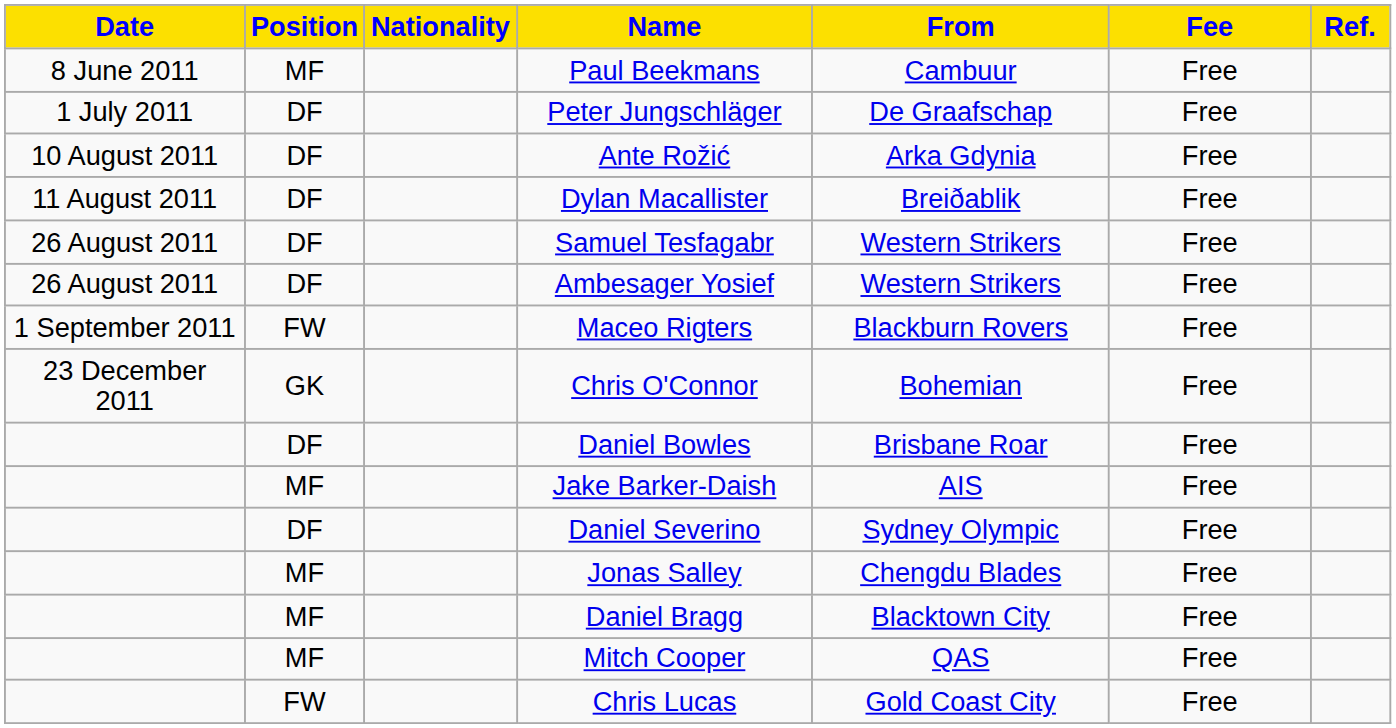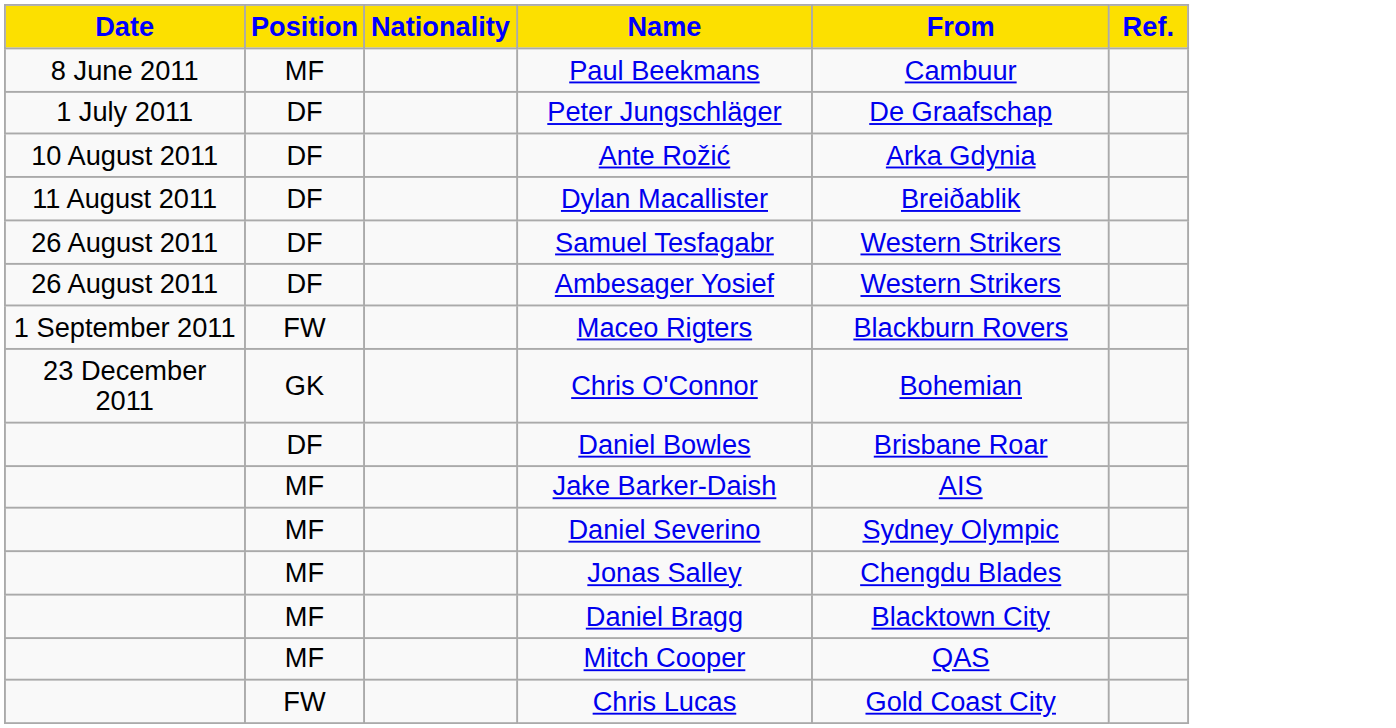- column: (1210, 27)
(305, 530) DF -> (305, 530) MF
